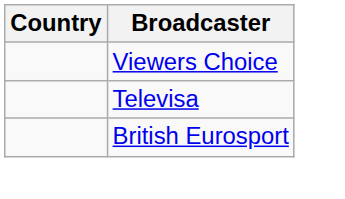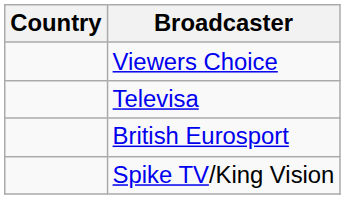+ row: (223, 174)
